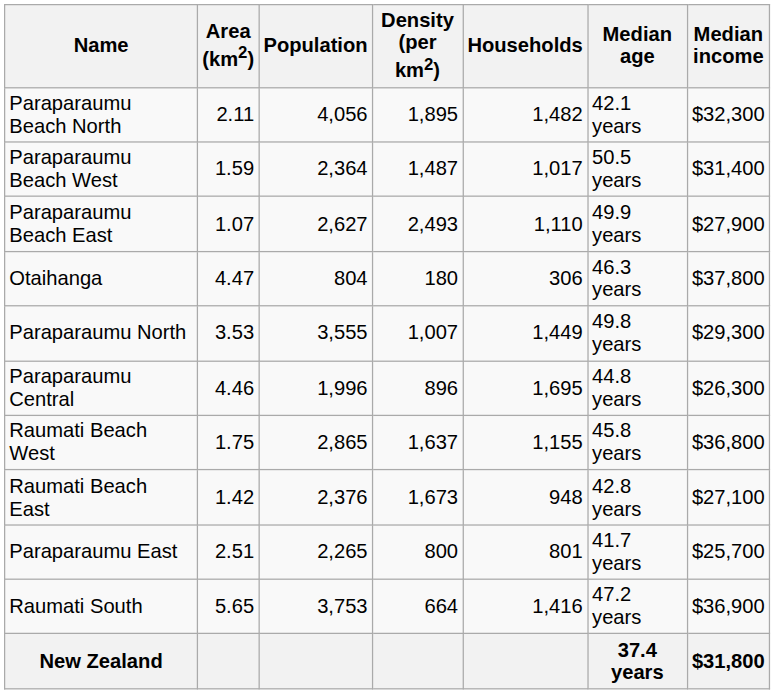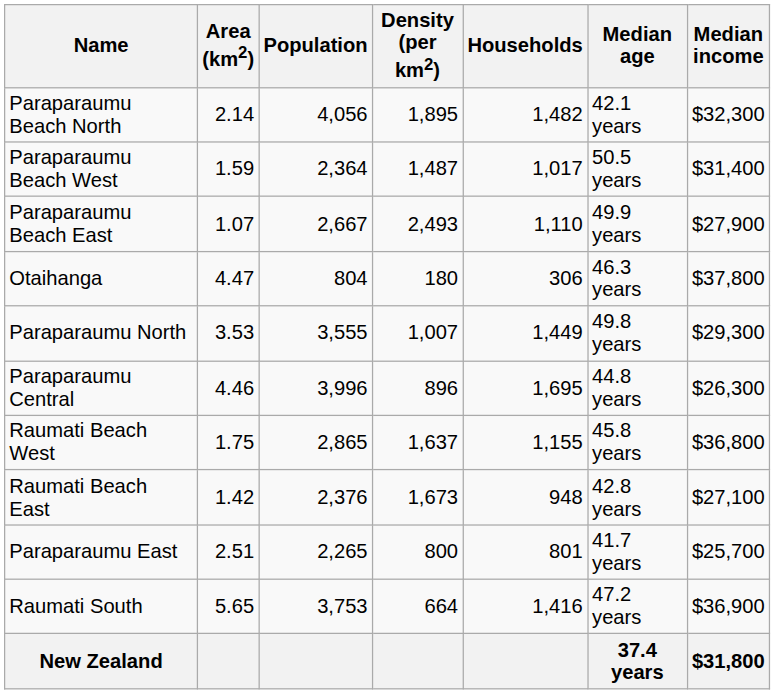(235, 114) 2.11 -> (235, 114) 2.14
(342, 223) 2,627 -> (342, 223) 2,667
(342, 387) 1,996 -> (342, 387) 3,996
